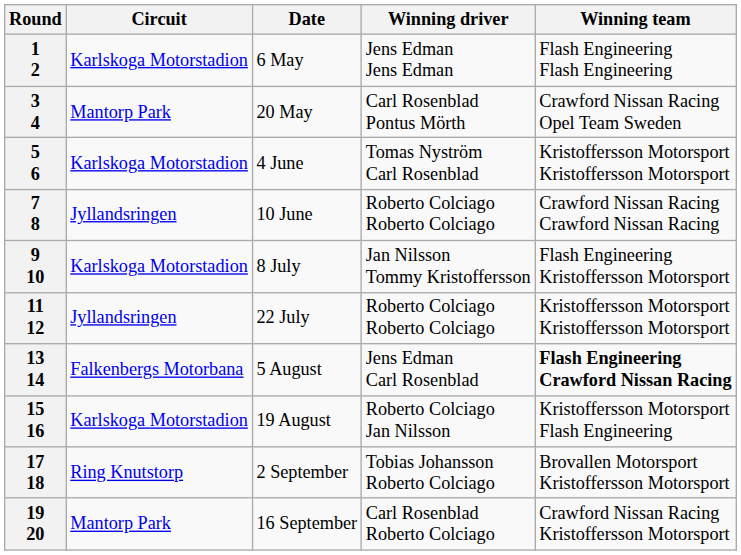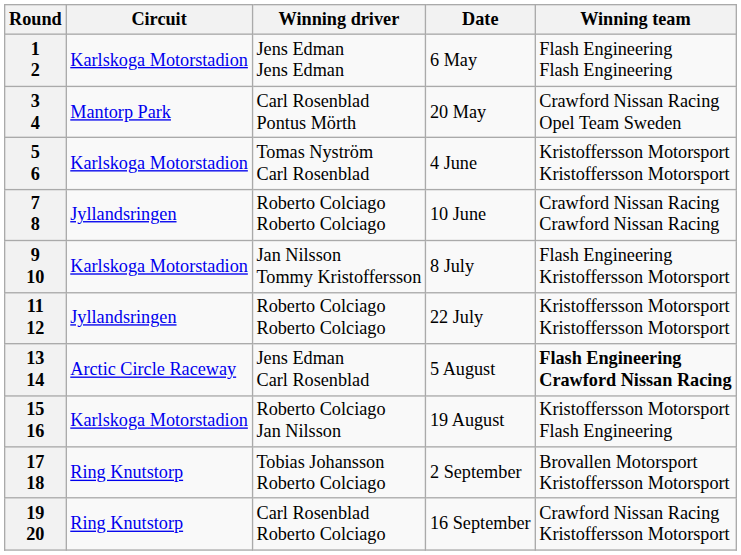columns swapped: (307, 19) <-> (448, 19)
(157, 368) Falkenbergs Motorbana -> (153, 368) Arctic Circle Raceway
(121, 523) Mantorp Park -> (127, 523) Ring Knutstorp
